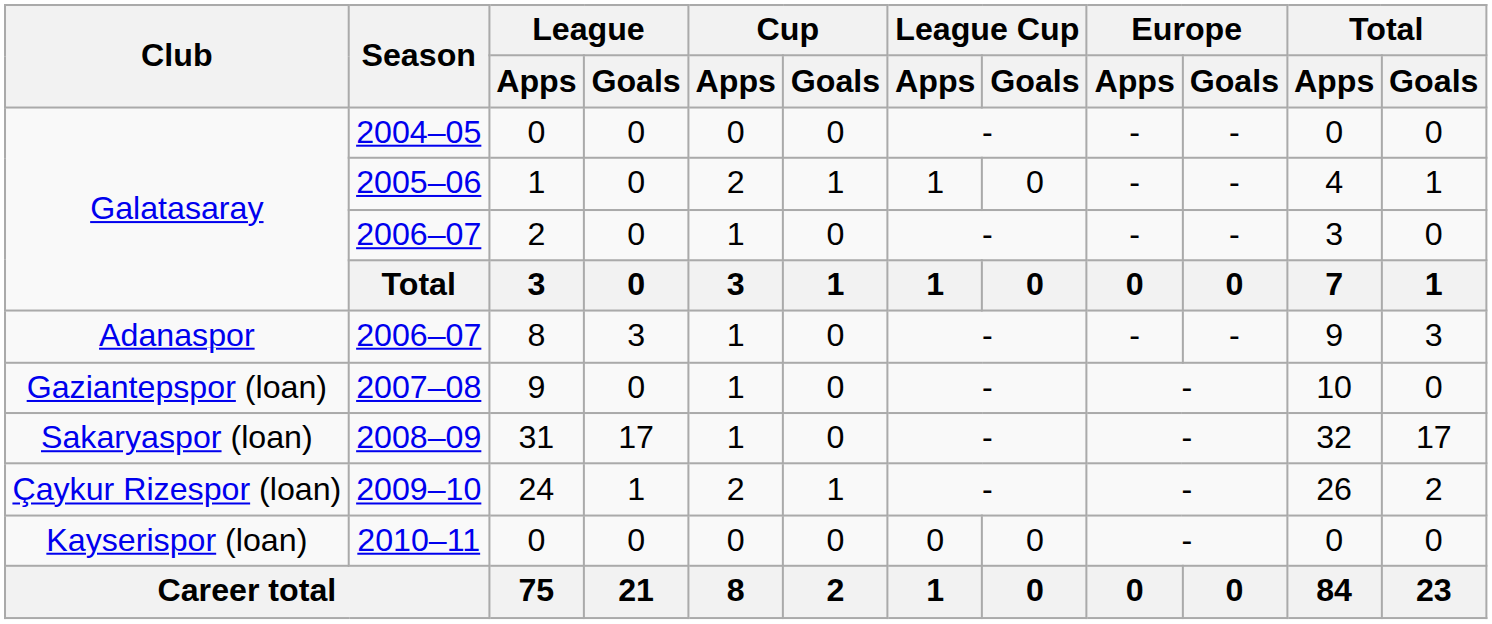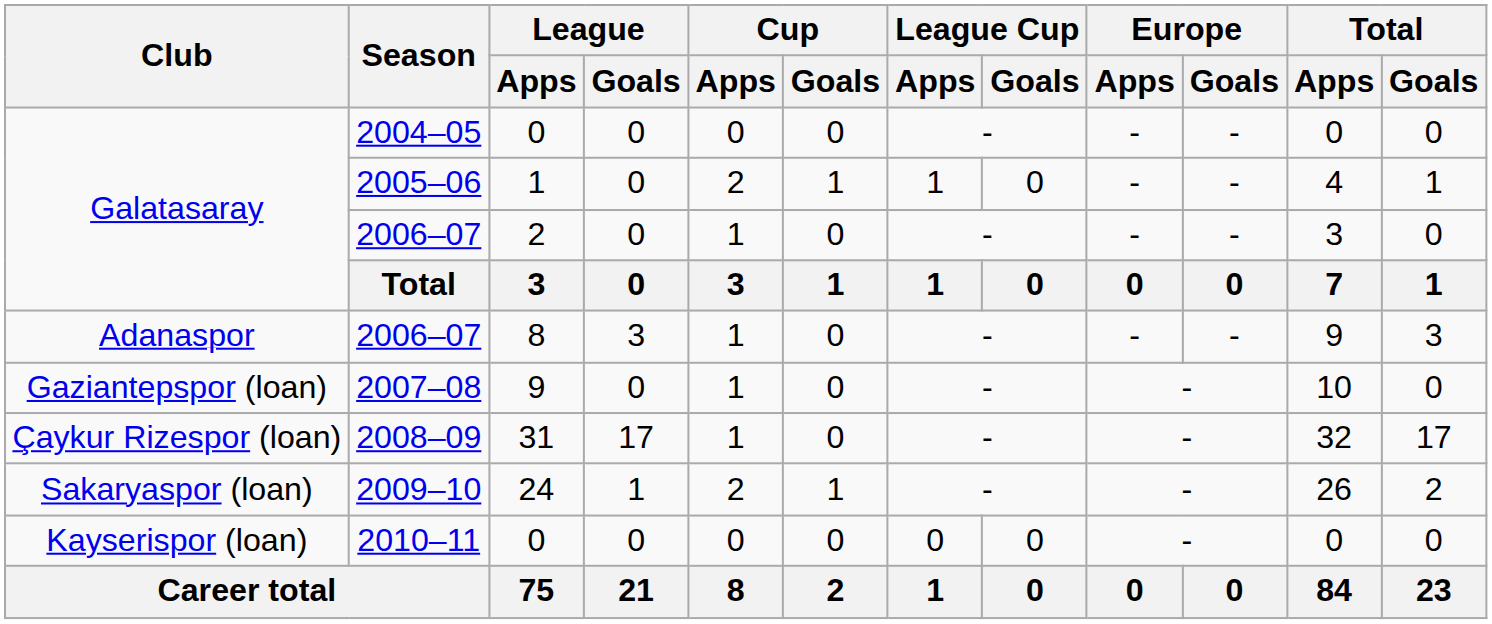(177, 438) Sakaryaspor (loan) -> (177, 438) Çaykur Rizespor (loan)
(177, 489) Çaykur Rizespor (loan) -> (177, 489) Sakaryaspor (loan)
